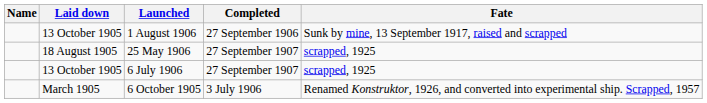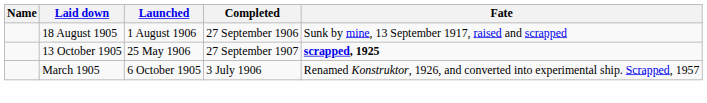(82, 32) 13 October 1905 -> (80, 32) 18 August 1905
(80, 51) 18 August 1905 -> (82, 51) 13 October 1905
(340, 51) normal -> (342, 51) bold
- row: (155, 70)
